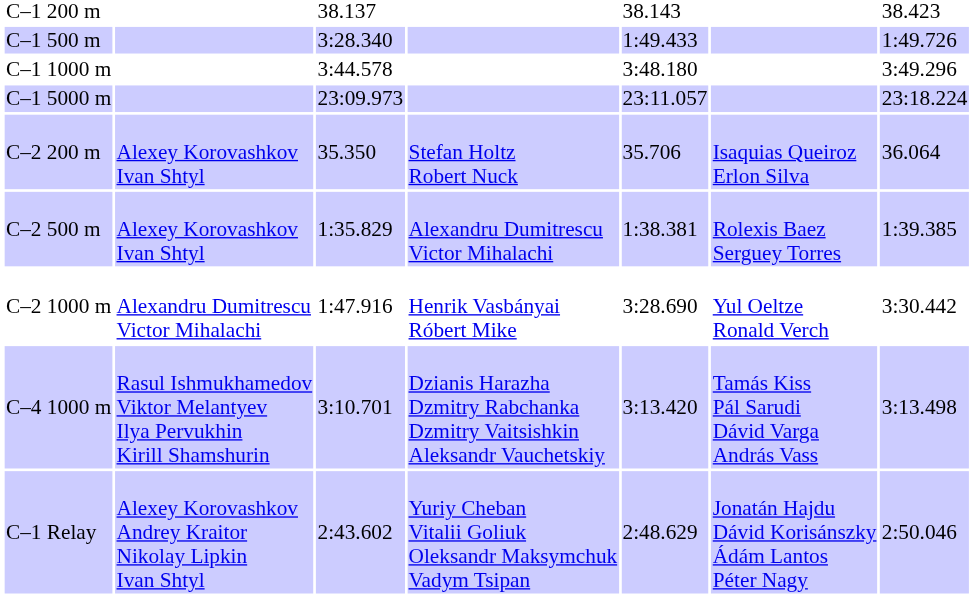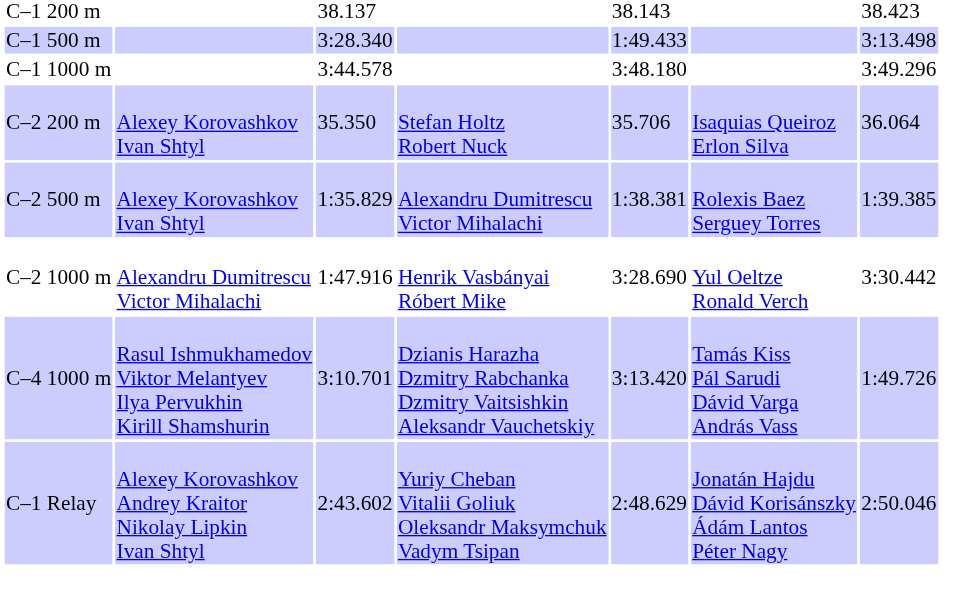(919, 40) 1:49.726 -> (899, 40) 3:13.498
- row: (59, 98)
(919, 407) 3:13.498 -> (899, 377) 1:49.726
